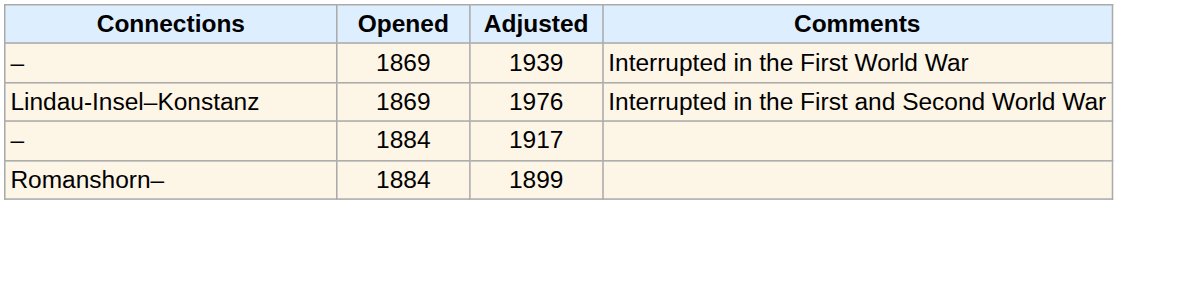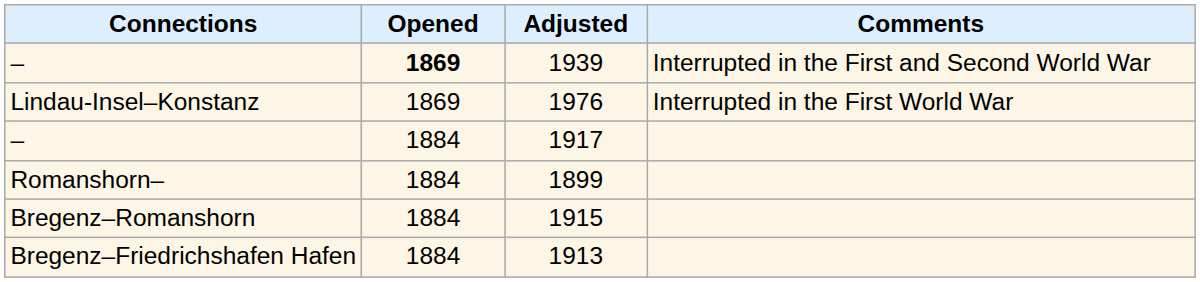(403, 62) normal -> (433, 62) bold
(788, 62) Interrupted in the First World War -> (902, 62) Interrupted in the First and Second World War
(857, 101) Interrupted in the First and Second World War -> (833, 101) Interrupted in the First World War
+ row: (576, 218)
+ row: (576, 256)
